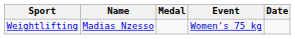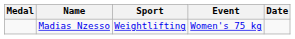columns swapped: (172, 12) <-> (42, 12)
